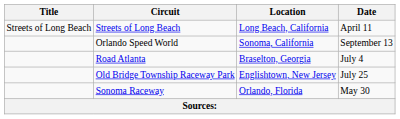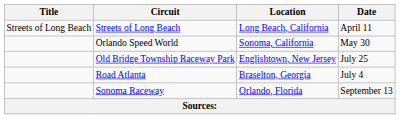(367, 44) September 13 -> (355, 44) May 30
rows swapped: (121, 59) <-> (165, 75)
(355, 91) May 30 -> (367, 91) September 13
